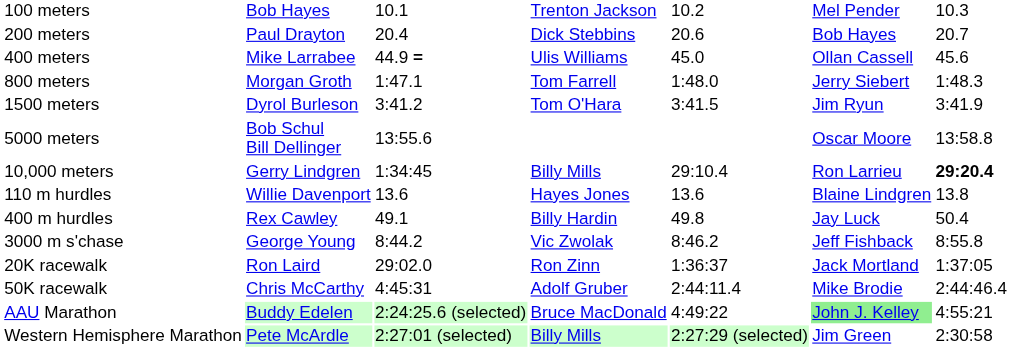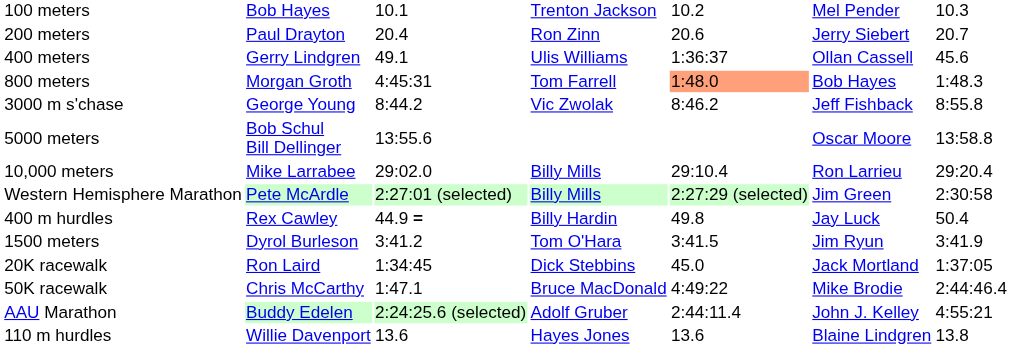(583, 34) Dick Stebbins -> (565, 34) Ron Zinn
(854, 34) Bob Hayes -> (861, 34) Jerry Siebert
(301, 57) Mike Larrabee -> (303, 57) Gerry Lindgren
(399, 57) 44.9 = -> (392, 57) 49.1
(688, 57) 45.0 -> (700, 57) 1:36:37
(399, 81) 1:47.1 -> (404, 81) 4:45:31
(695, 81) no background -> (695, 81) lightsalmon background
(861, 81) Jerry Siebert -> (854, 81) Bob Hayes
rows swapped: (52, 104) <-> (64, 241)
(303, 171) Gerry Lindgren -> (301, 171) Mike Larrabee
(404, 171) 1:34:45 -> (404, 171) 29:02.0
(965, 171) bold -> (964, 171) normal
rows swapped: (58, 194) <-> (123, 336)
(392, 218) 49.1 -> (399, 218) 44.9 =
(404, 265) 29:02.0 -> (404, 265) 1:34:45
(565, 265) Ron Zinn -> (583, 265) Dick Stebbins
(700, 265) 1:36:37 -> (688, 265) 45.0
(404, 289) 4:45:31 -> (399, 289) 1:47.1
(579, 289) Adolf Gruber -> (599, 289) Bruce MacDonald
(706, 289) 2:44:11.4 -> (700, 289) 4:49:22
(599, 312) Bruce MacDonald -> (579, 312) Adolf Gruber
(700, 312) 4:49:22 -> (706, 312) 2:44:11.4
(866, 312) lightgreen background -> (866, 312) no background
